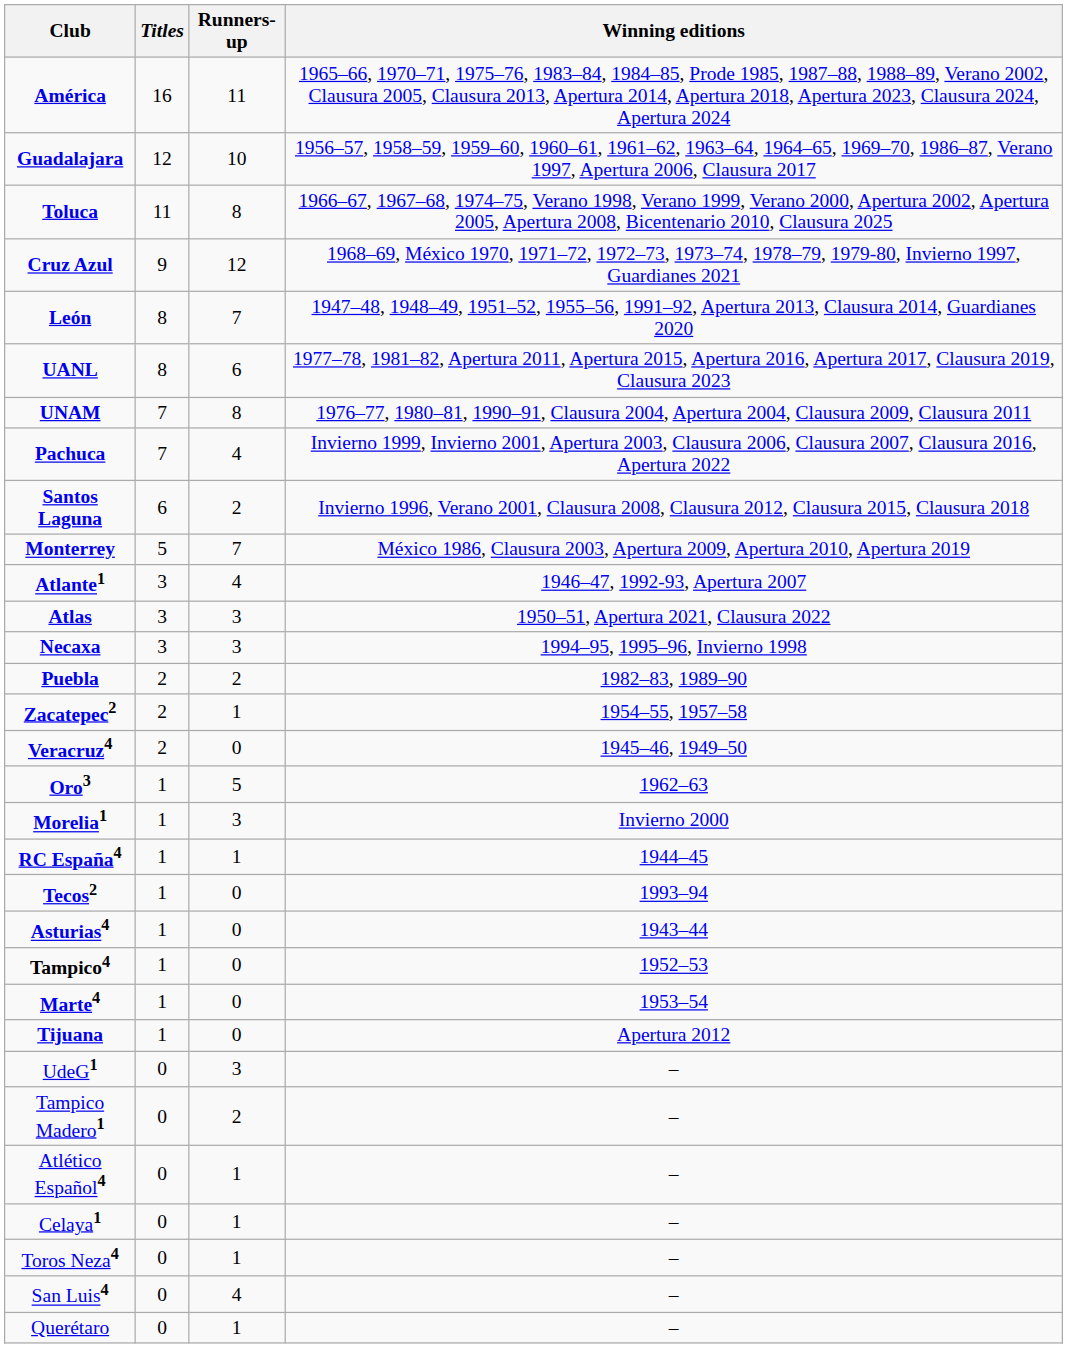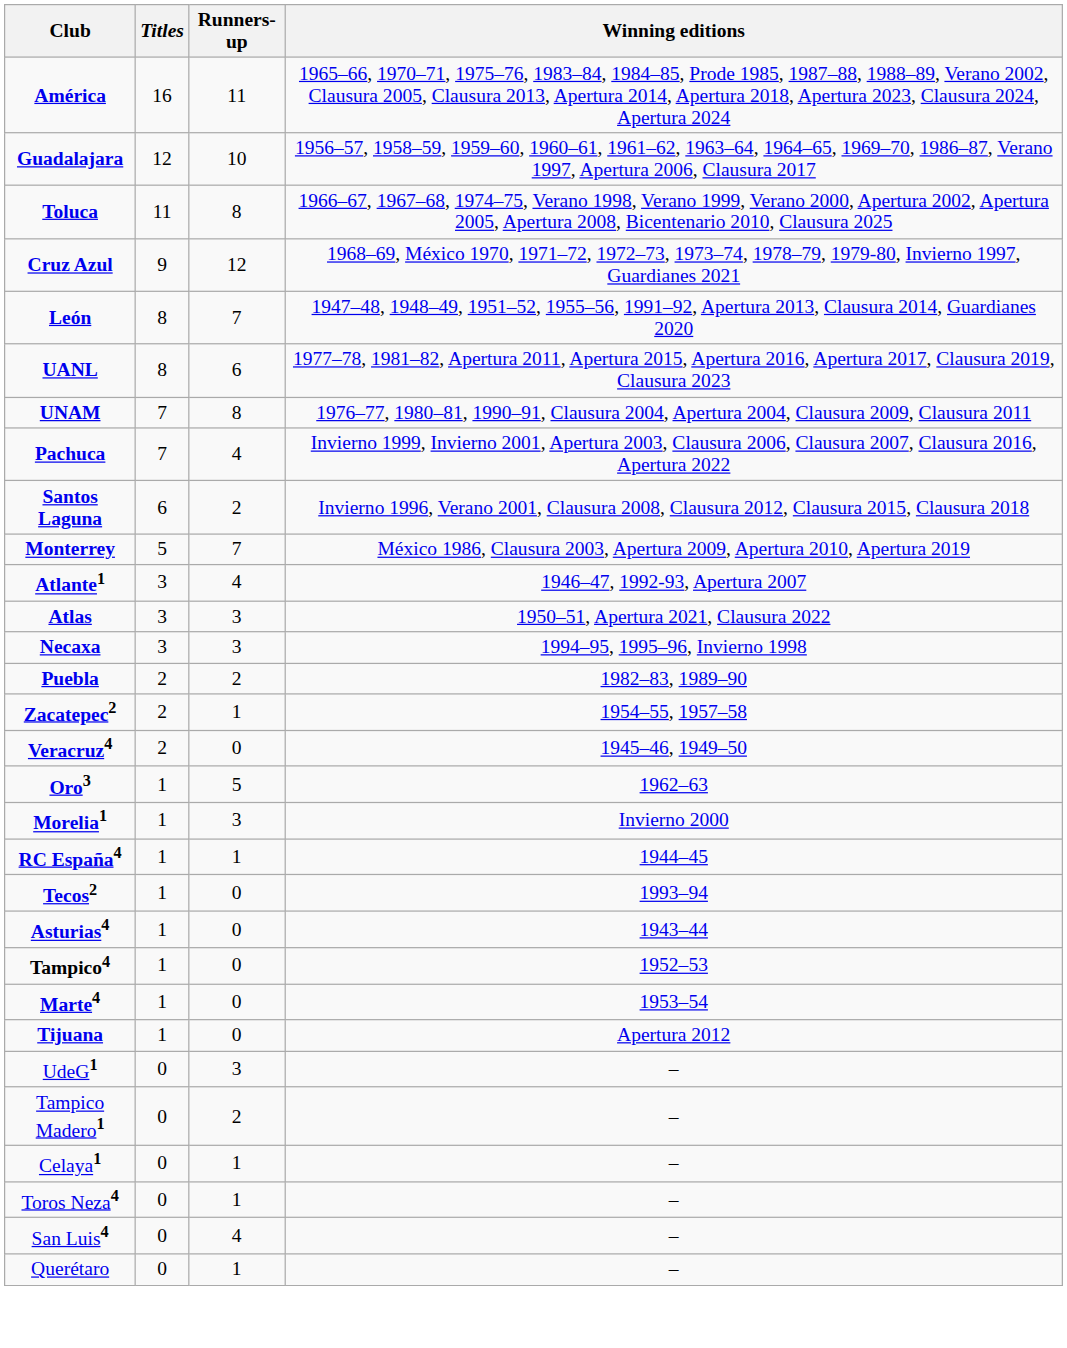- row: (70, 1174)
